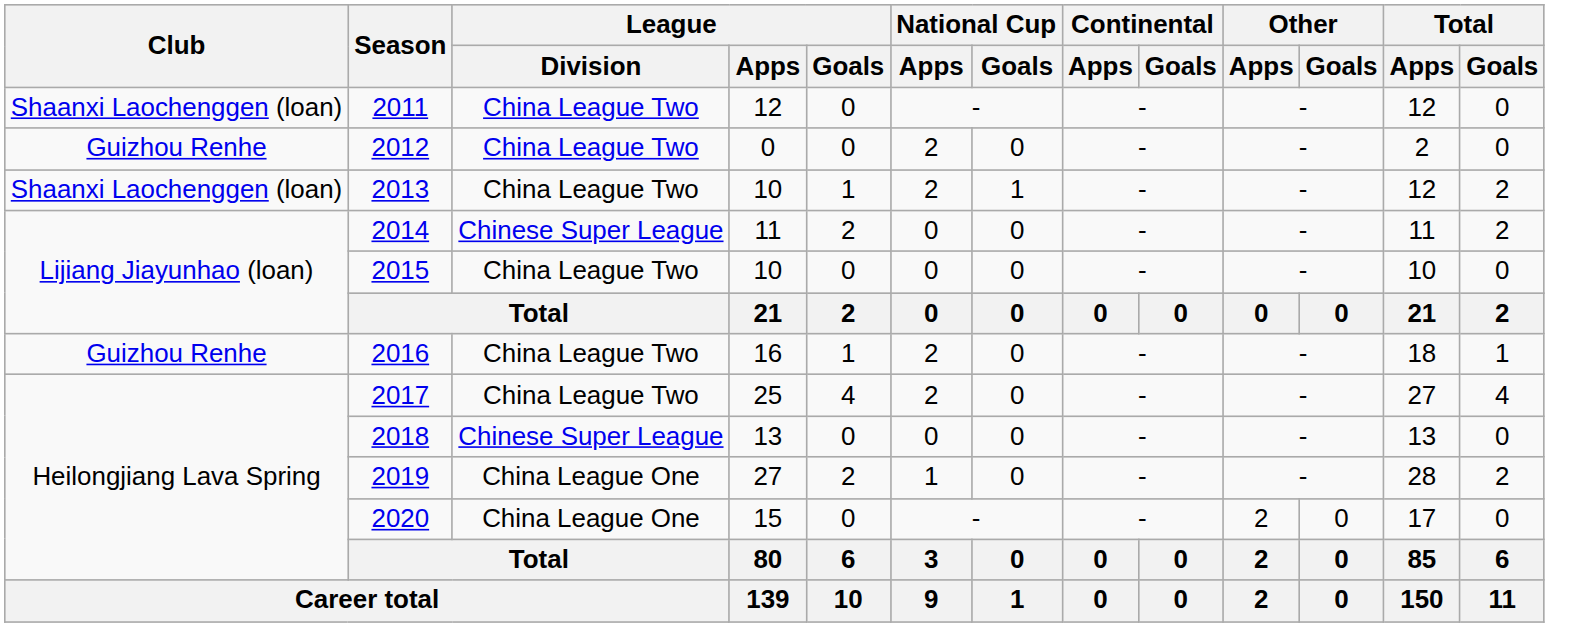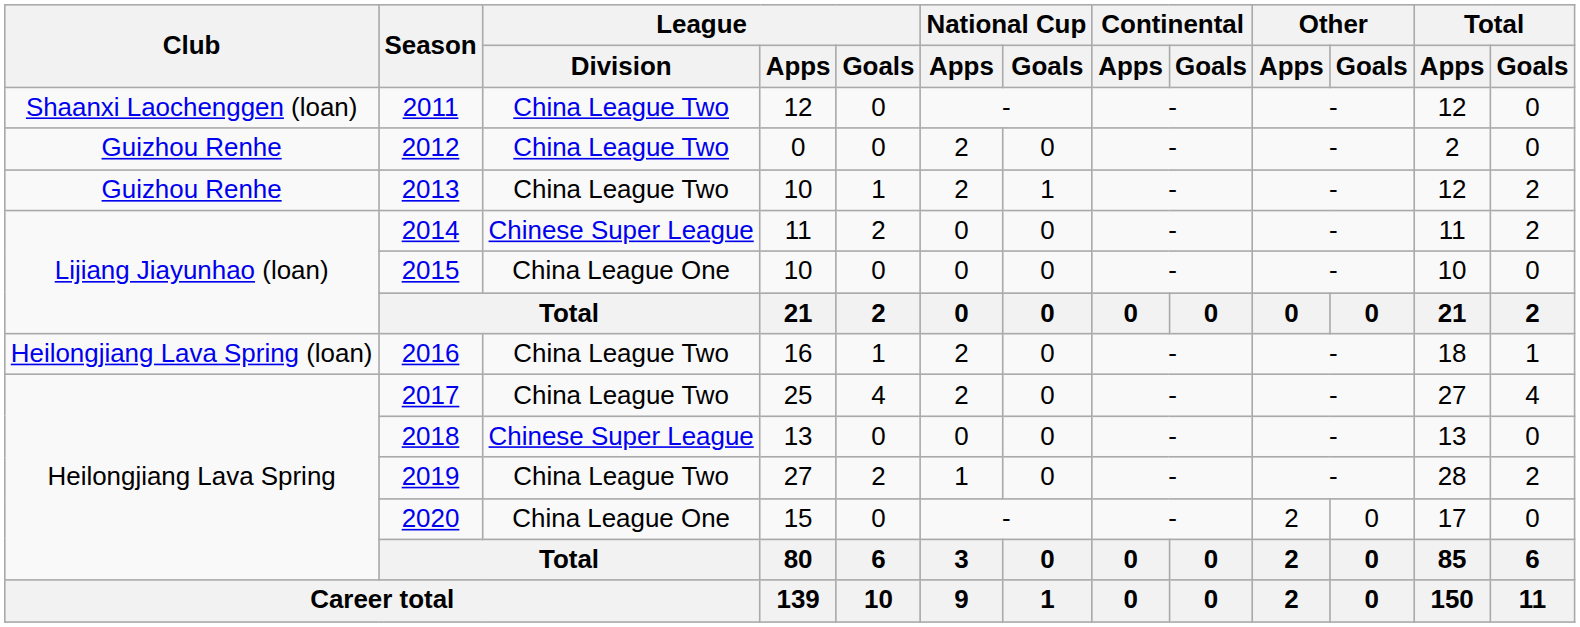(177, 189) Shaanxi Laochenggen (loan) -> (192, 189) Guizhou Renhe
(591, 271) China League Two -> (621, 271) China League One
(177, 353) Guizhou Renhe -> (192, 353) Heilongjiang Lava Spring (loan)
(591, 477) China League One -> (621, 477) China League Two
